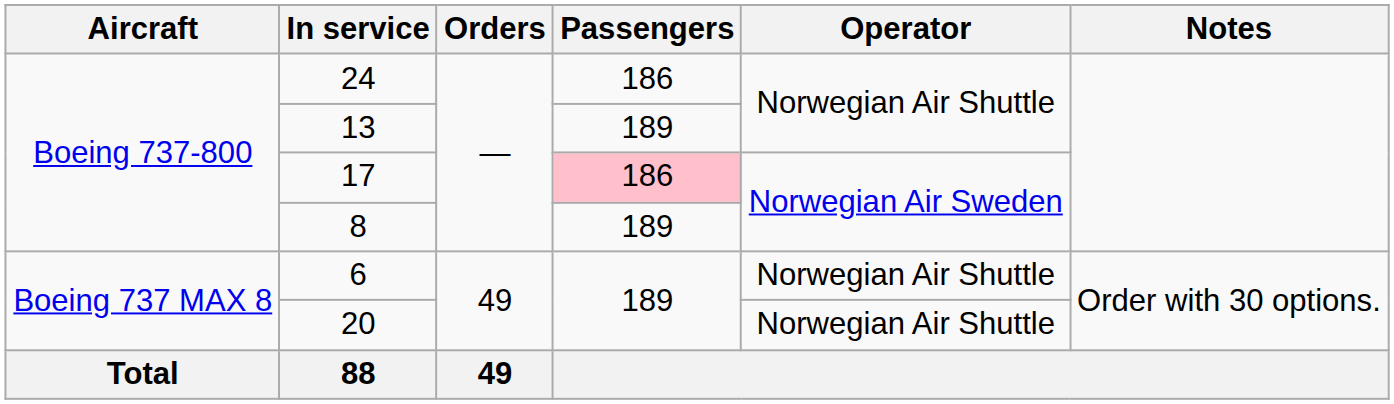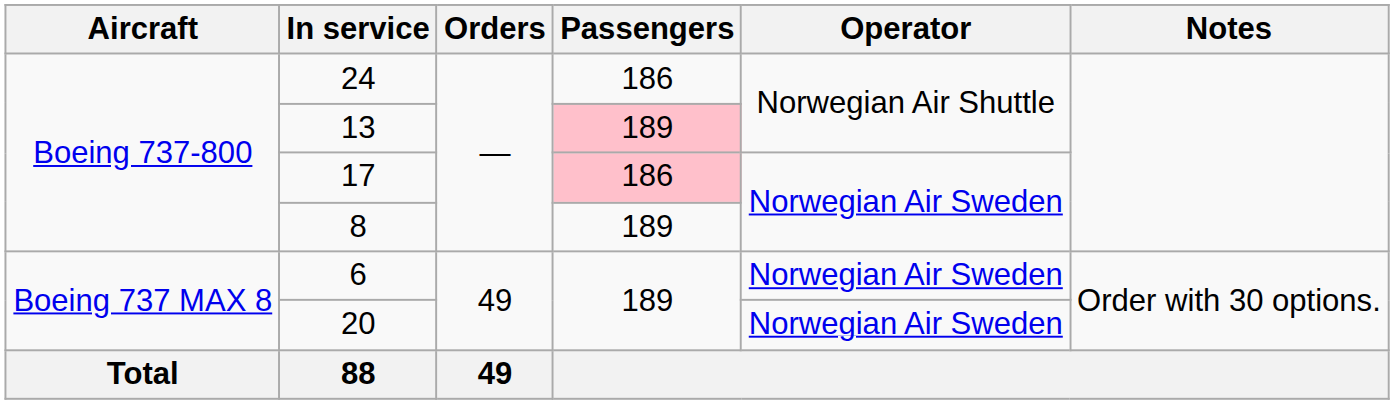(647, 127) no background -> (647, 127) pink background
(906, 275) Norwegian Air Shuttle -> (906, 275) Norwegian Air Sweden
(906, 324) Norwegian Air Shuttle -> (906, 324) Norwegian Air Sweden
